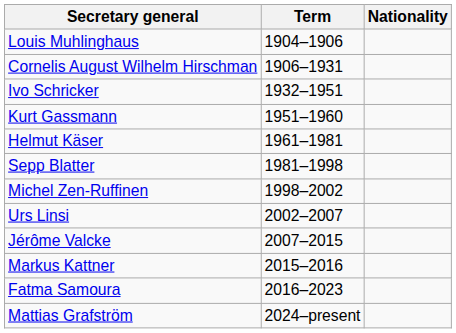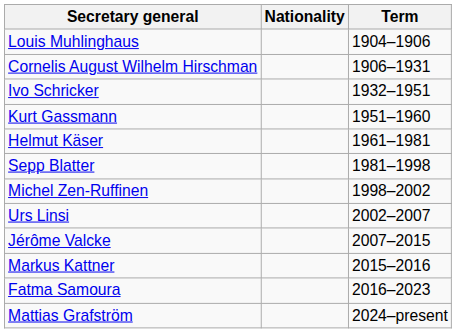columns swapped: (408, 16) <-> (313, 16)
